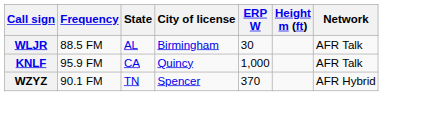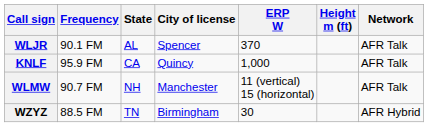(81, 44) 88.5 FM -> (81, 44) 90.1 FM
(188, 44) Birmingham -> (179, 44) Spencer
(247, 44) 30 -> (250, 44) 370
+ row: (31, 87)
(81, 81) 90.1 FM -> (81, 112) 88.5 FM
(179, 81) Spencer -> (188, 112) Birmingham
(250, 81) 370 -> (247, 112) 30
